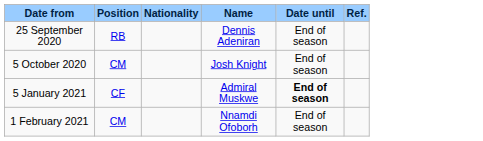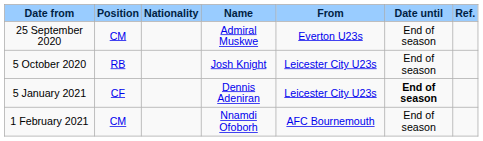+ column: (330, 13)
(118, 36) RB -> (118, 36) CM
(239, 36) Dennis Adeniran -> (239, 36) Admiral Muskwe
(118, 65) CM -> (118, 65) RB
(239, 93) Admiral Muskwe -> (239, 93) Dennis Adeniran
